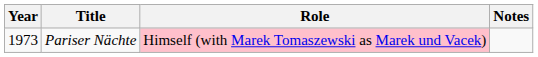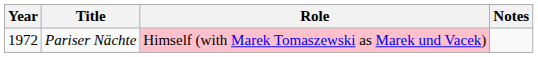(23, 40) 1973 -> (23, 40) 1972
